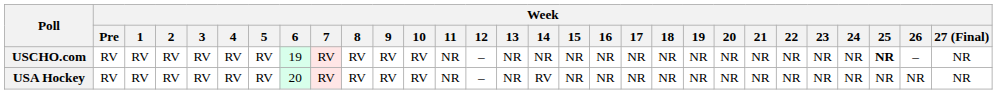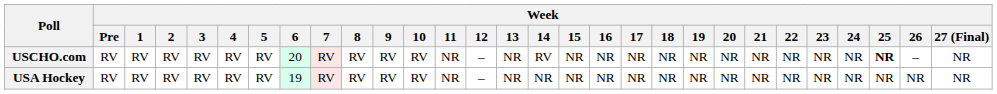(295, 57) 19 -> (295, 57) 20
(543, 57) NR -> (543, 57) RV
(295, 78) 20 -> (295, 78) 19
(543, 78) RV -> (543, 78) NR
